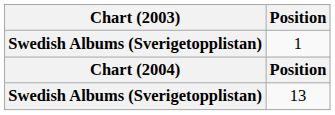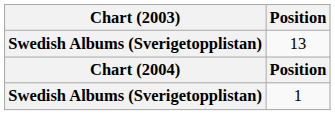rows swapped: (298, 43) <-> (298, 95)
